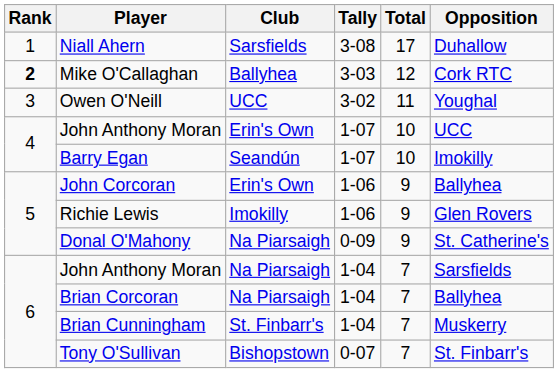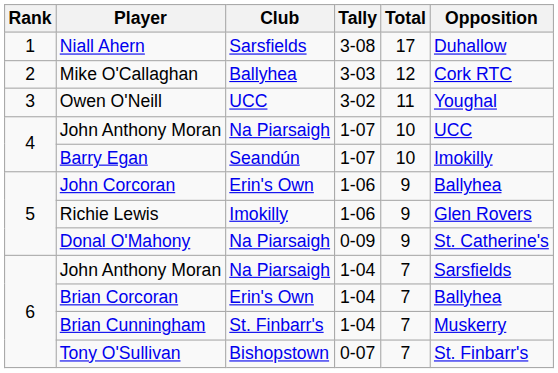(30, 74) bold -> (30, 74) normal
(272, 130) Erin's Own -> (280, 130) Na Piarsaigh
(280, 297) Na Piarsaigh -> (272, 297) Erin's Own
